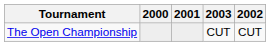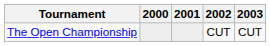columns swapped: (250, 14) <-> (218, 14)
